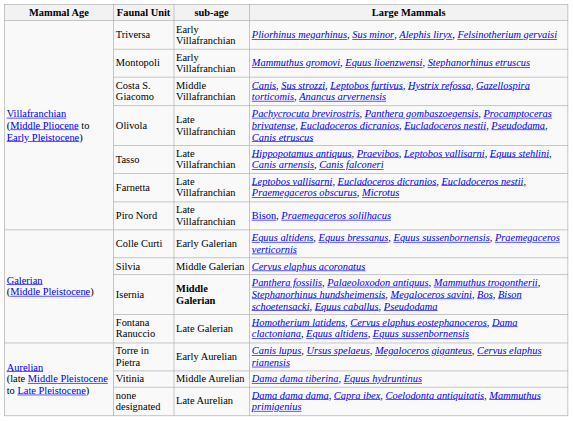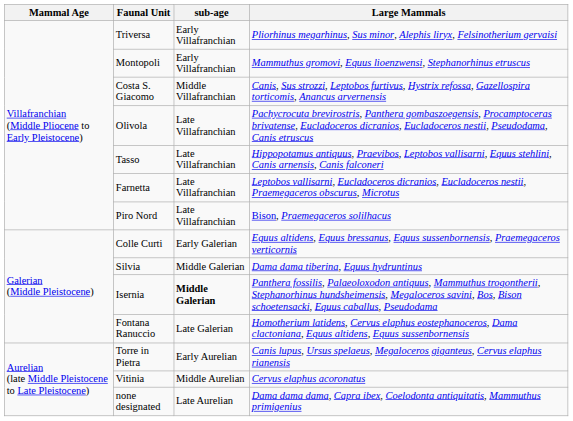(309, 266) Cervus elaphus acoronatus -> (337, 266) Dama dama tiberina, Equus hydruntinus
(337, 379) Dama dama tiberina, Equus hydruntinus -> (309, 379) Cervus elaphus acoronatus
